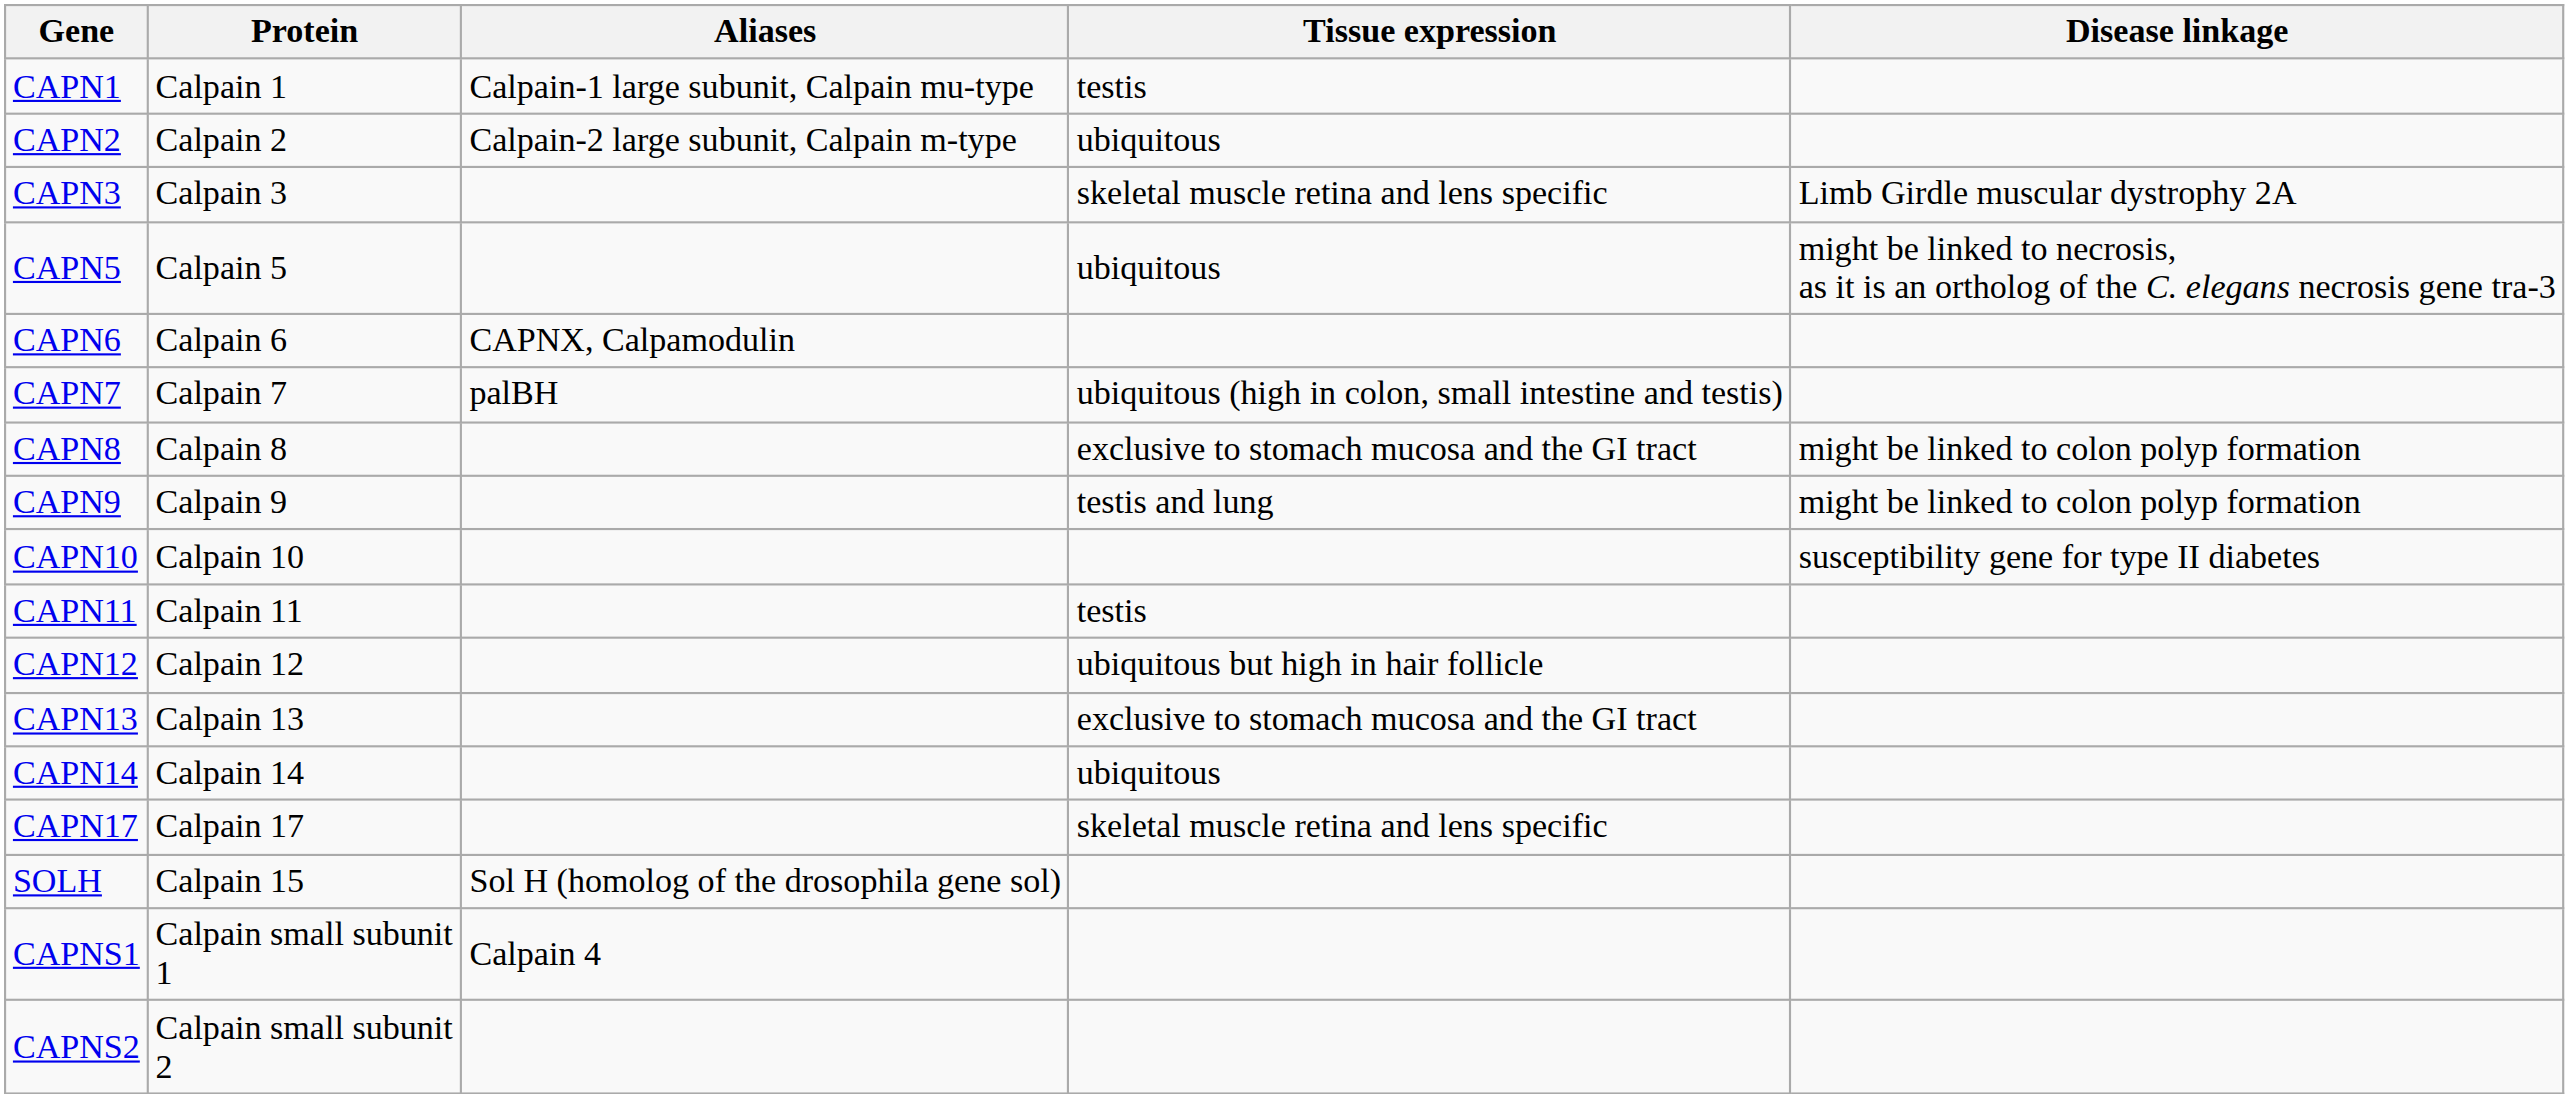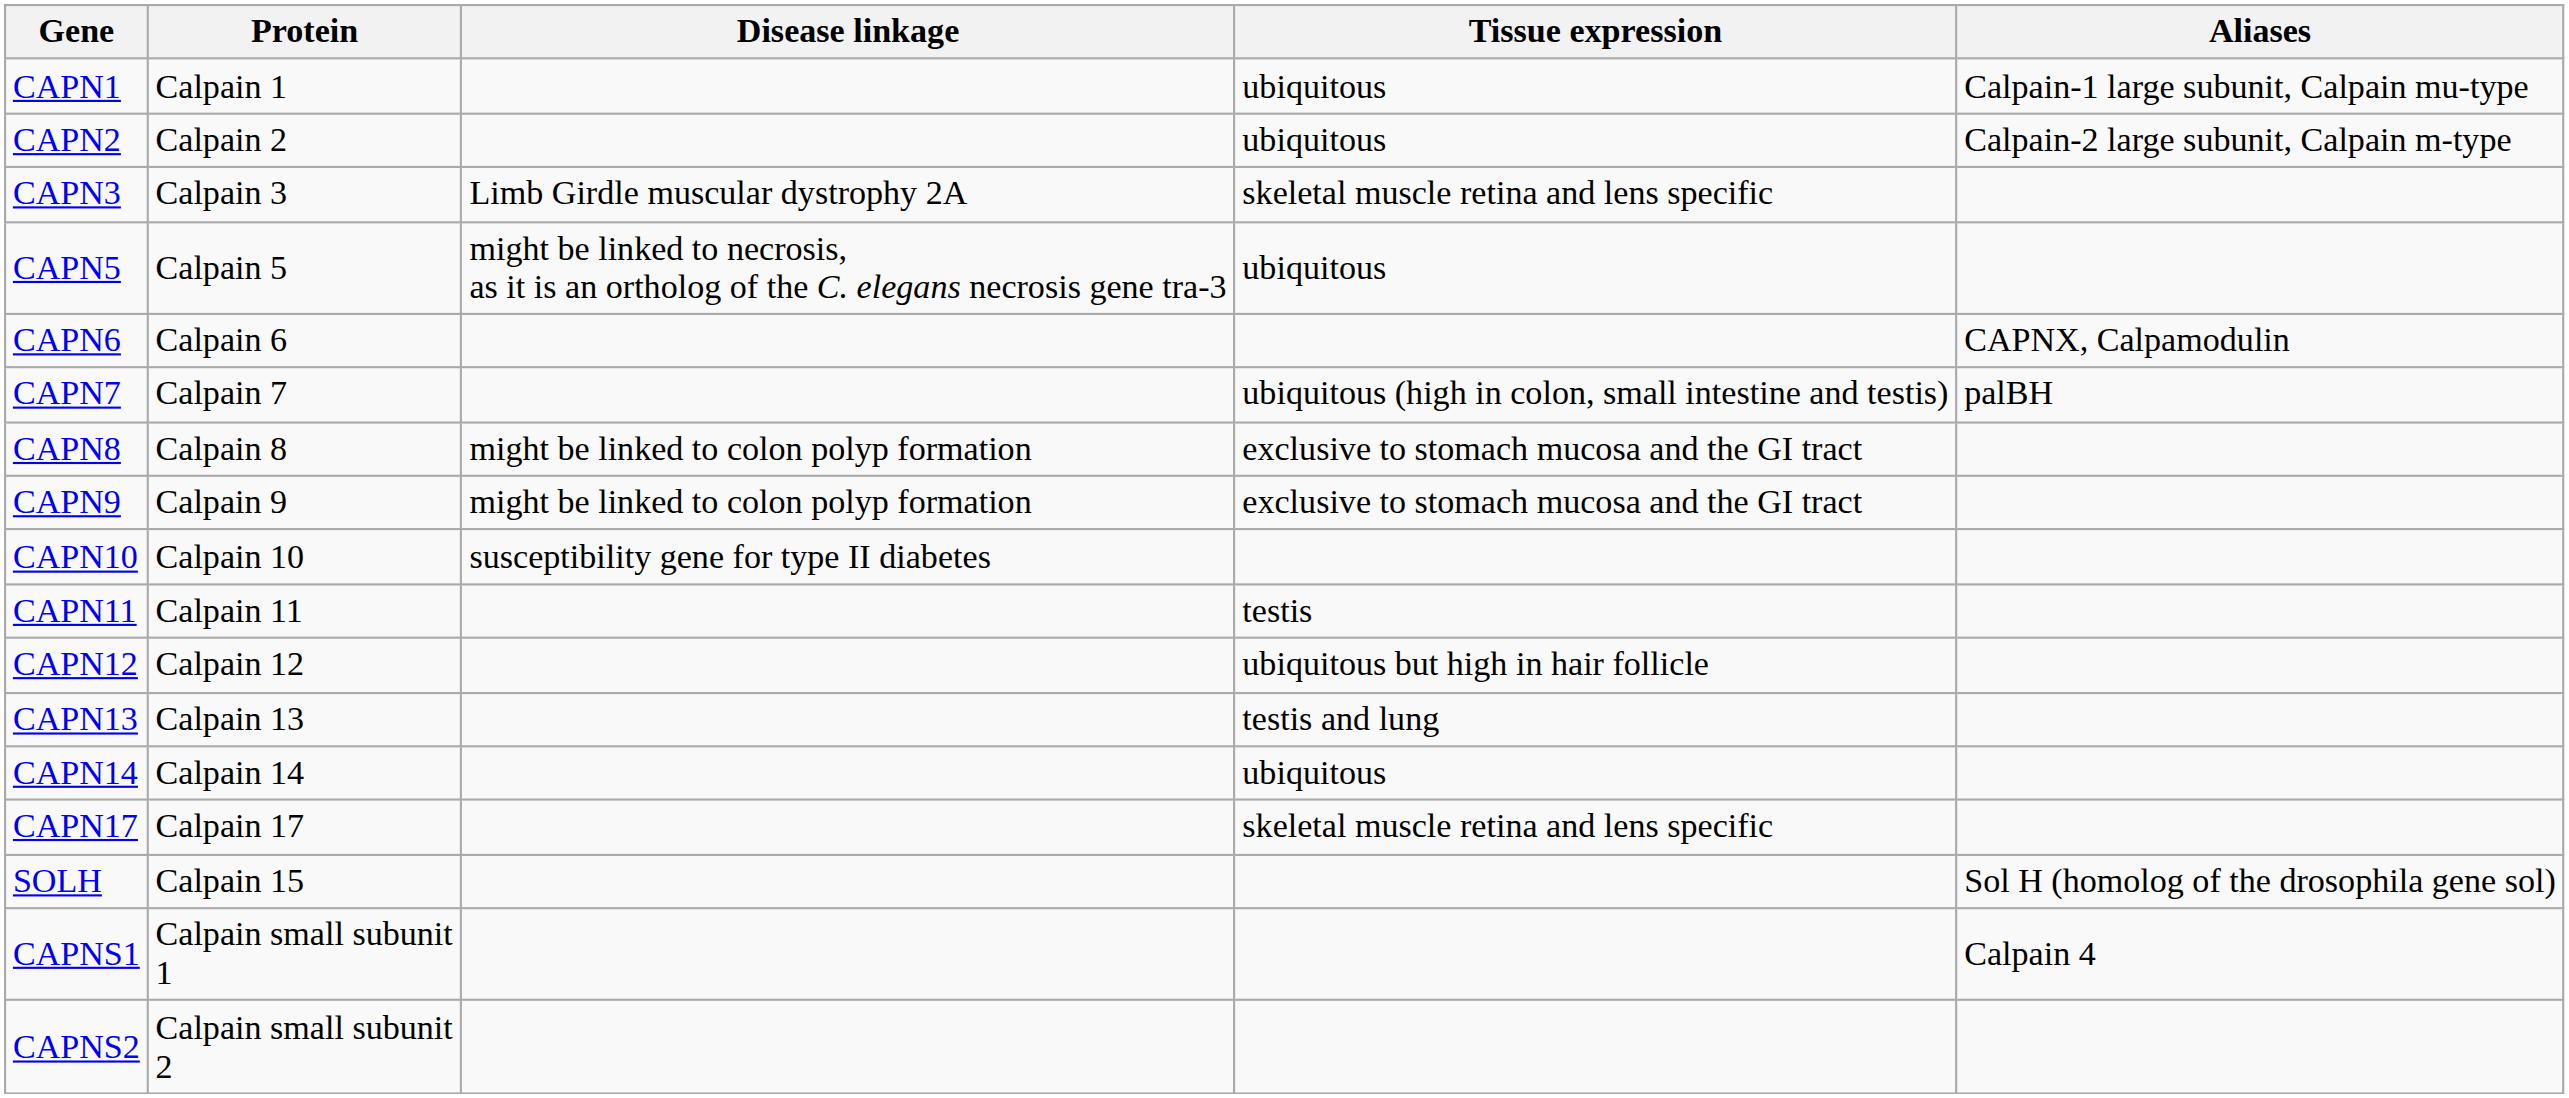columns swapped: (765, 31) <-> (2177, 31)
(1112, 85) testis -> (1314, 85) ubiquitous
(1175, 502) testis and lung -> (1552, 502) exclusive to stomach mucosa and the GI tract
(1387, 718) exclusive to stomach mucosa and the GI tract -> (1341, 718) testis and lung
